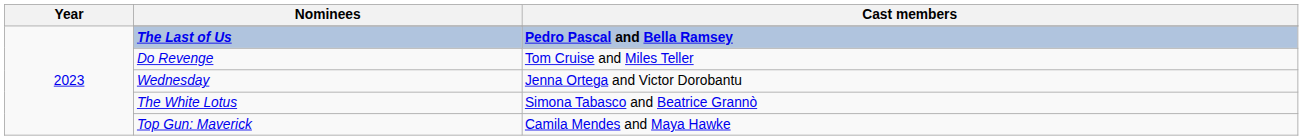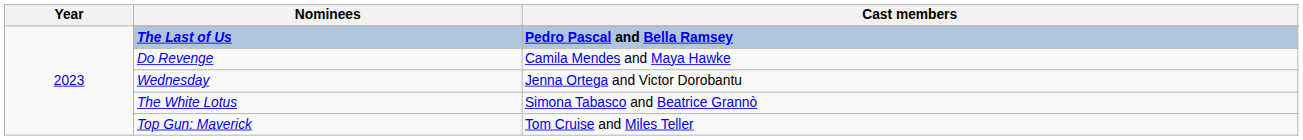(609, 59) Tom Cruise and Miles Teller -> (628, 59) Camila Mendes and Maya Hawke
(628, 124) Camila Mendes and Maya Hawke -> (609, 124) Tom Cruise and Miles Teller
